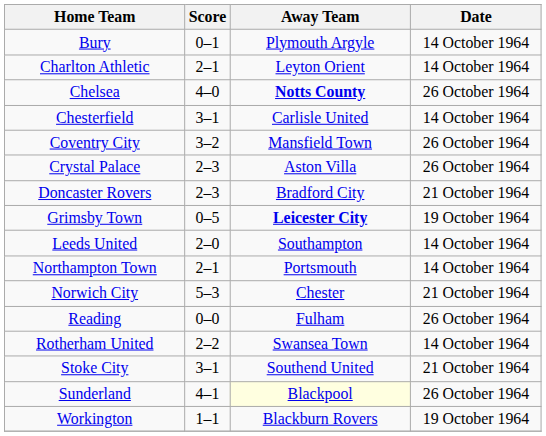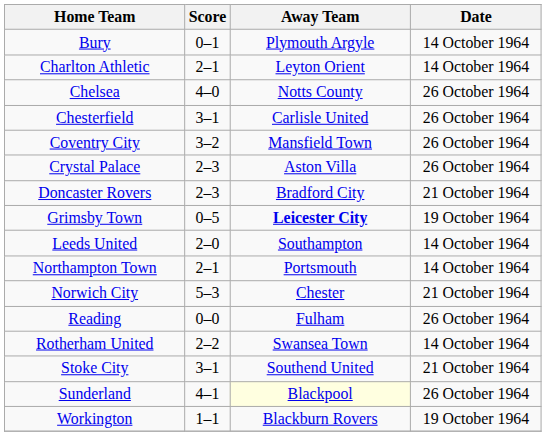(320, 92) bold -> (320, 92) normal
(476, 117) 14 October 1964 -> (476, 117) 26 October 1964
